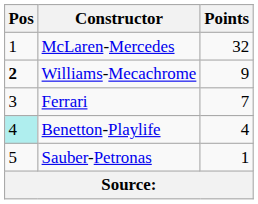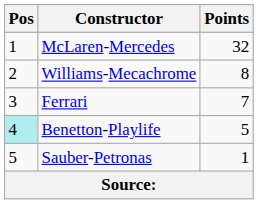(13, 74) bold -> (13, 74) normal
(245, 74) 9 -> (245, 74) 8
(245, 129) 4 -> (245, 129) 5
